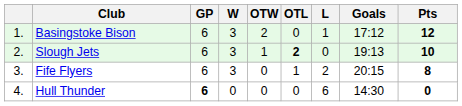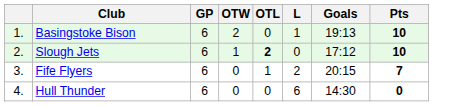- column: (233, 14)
(369, 33) 17:12 -> (340, 33) 19:13
(428, 33) 12 -> (399, 33) 10
(369, 52) 19:13 -> (340, 52) 17:12
(428, 71) 8 -> (399, 71) 7
(205, 91) bold -> (205, 91) normal
